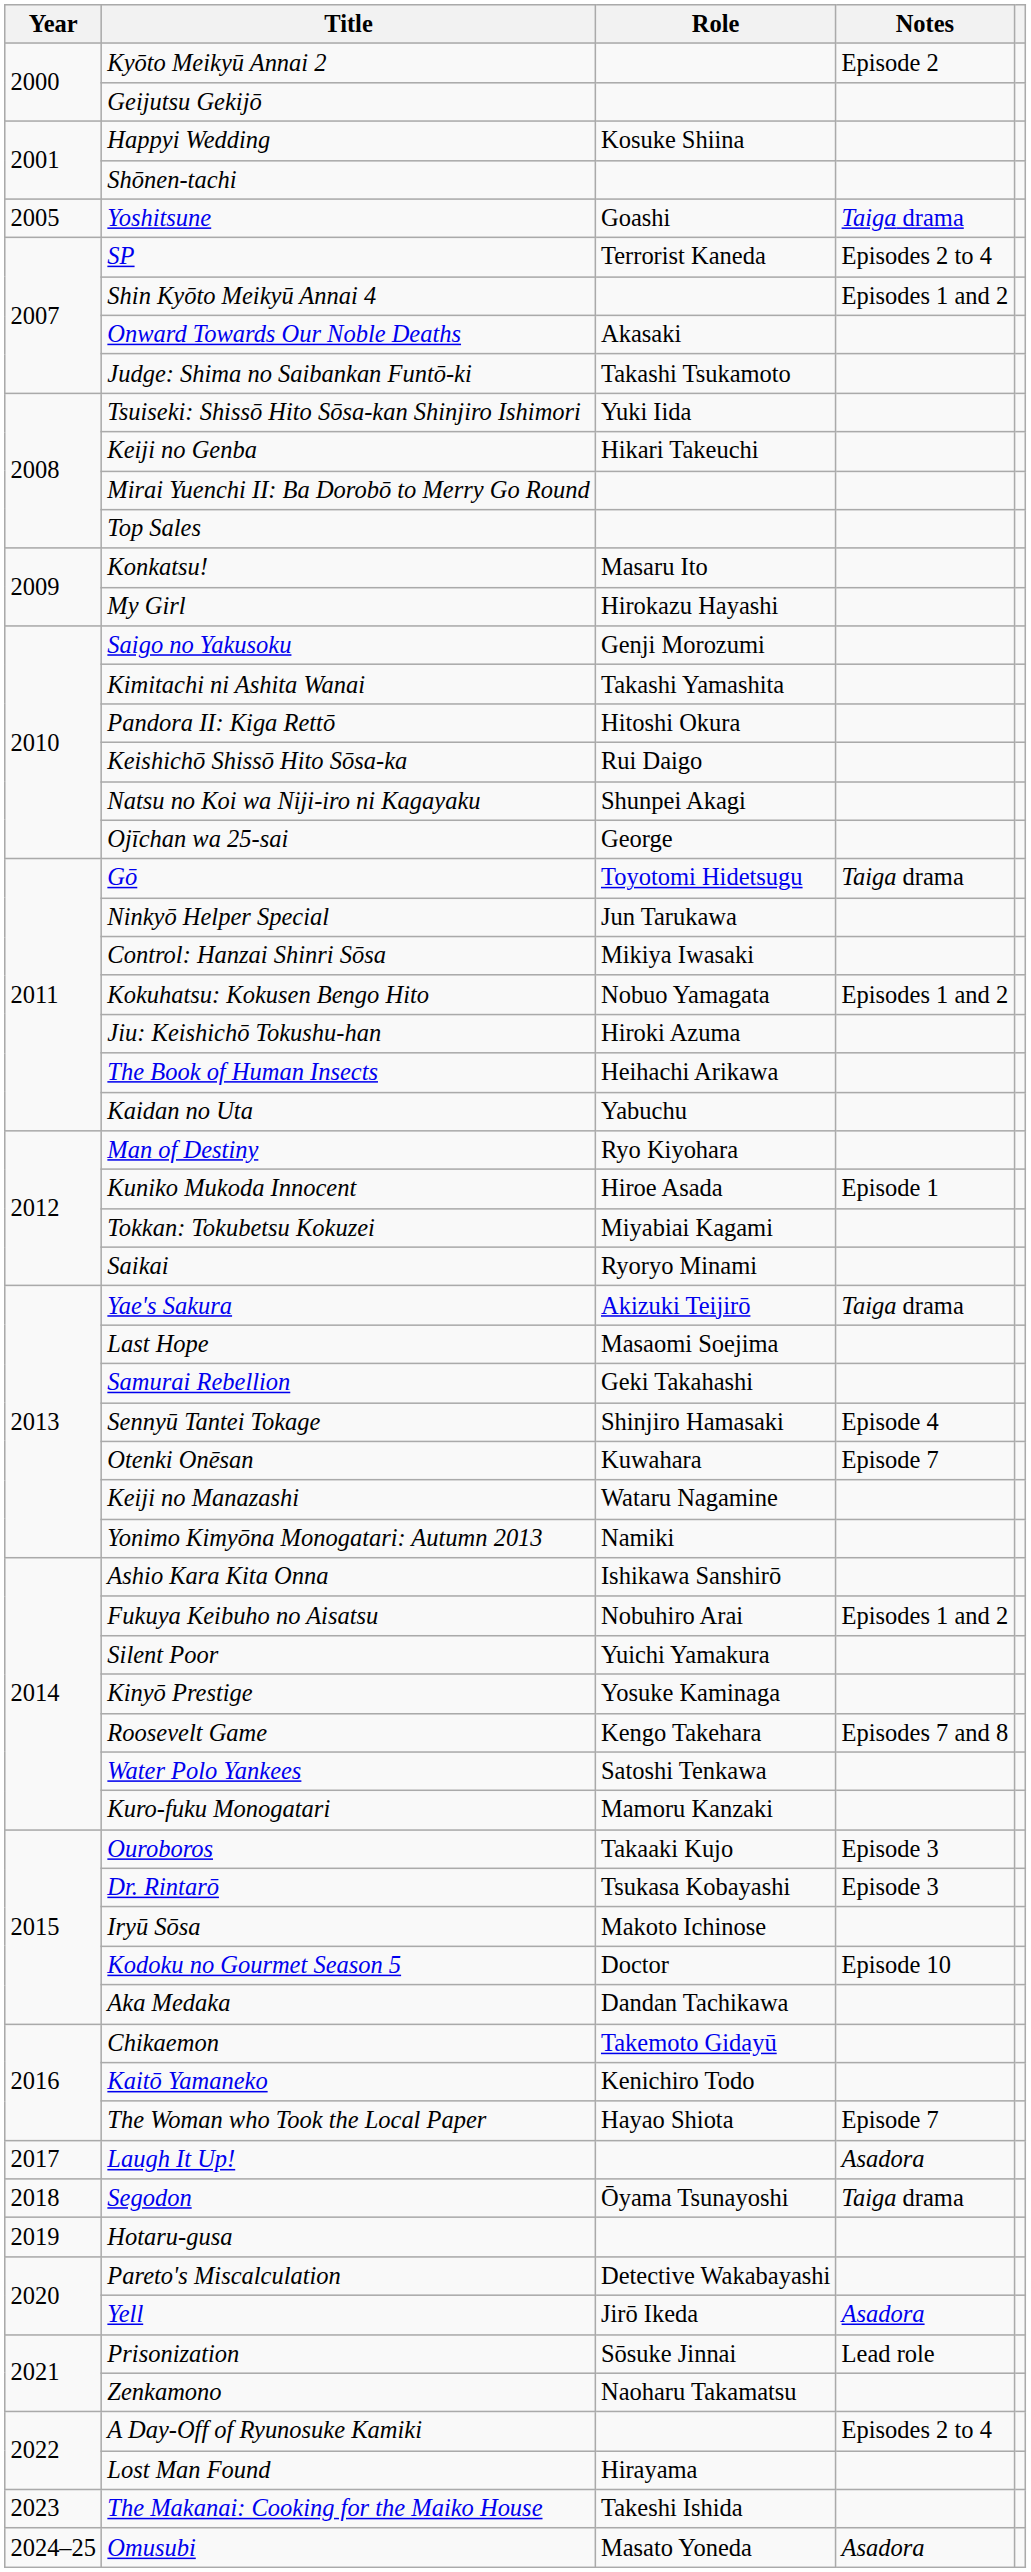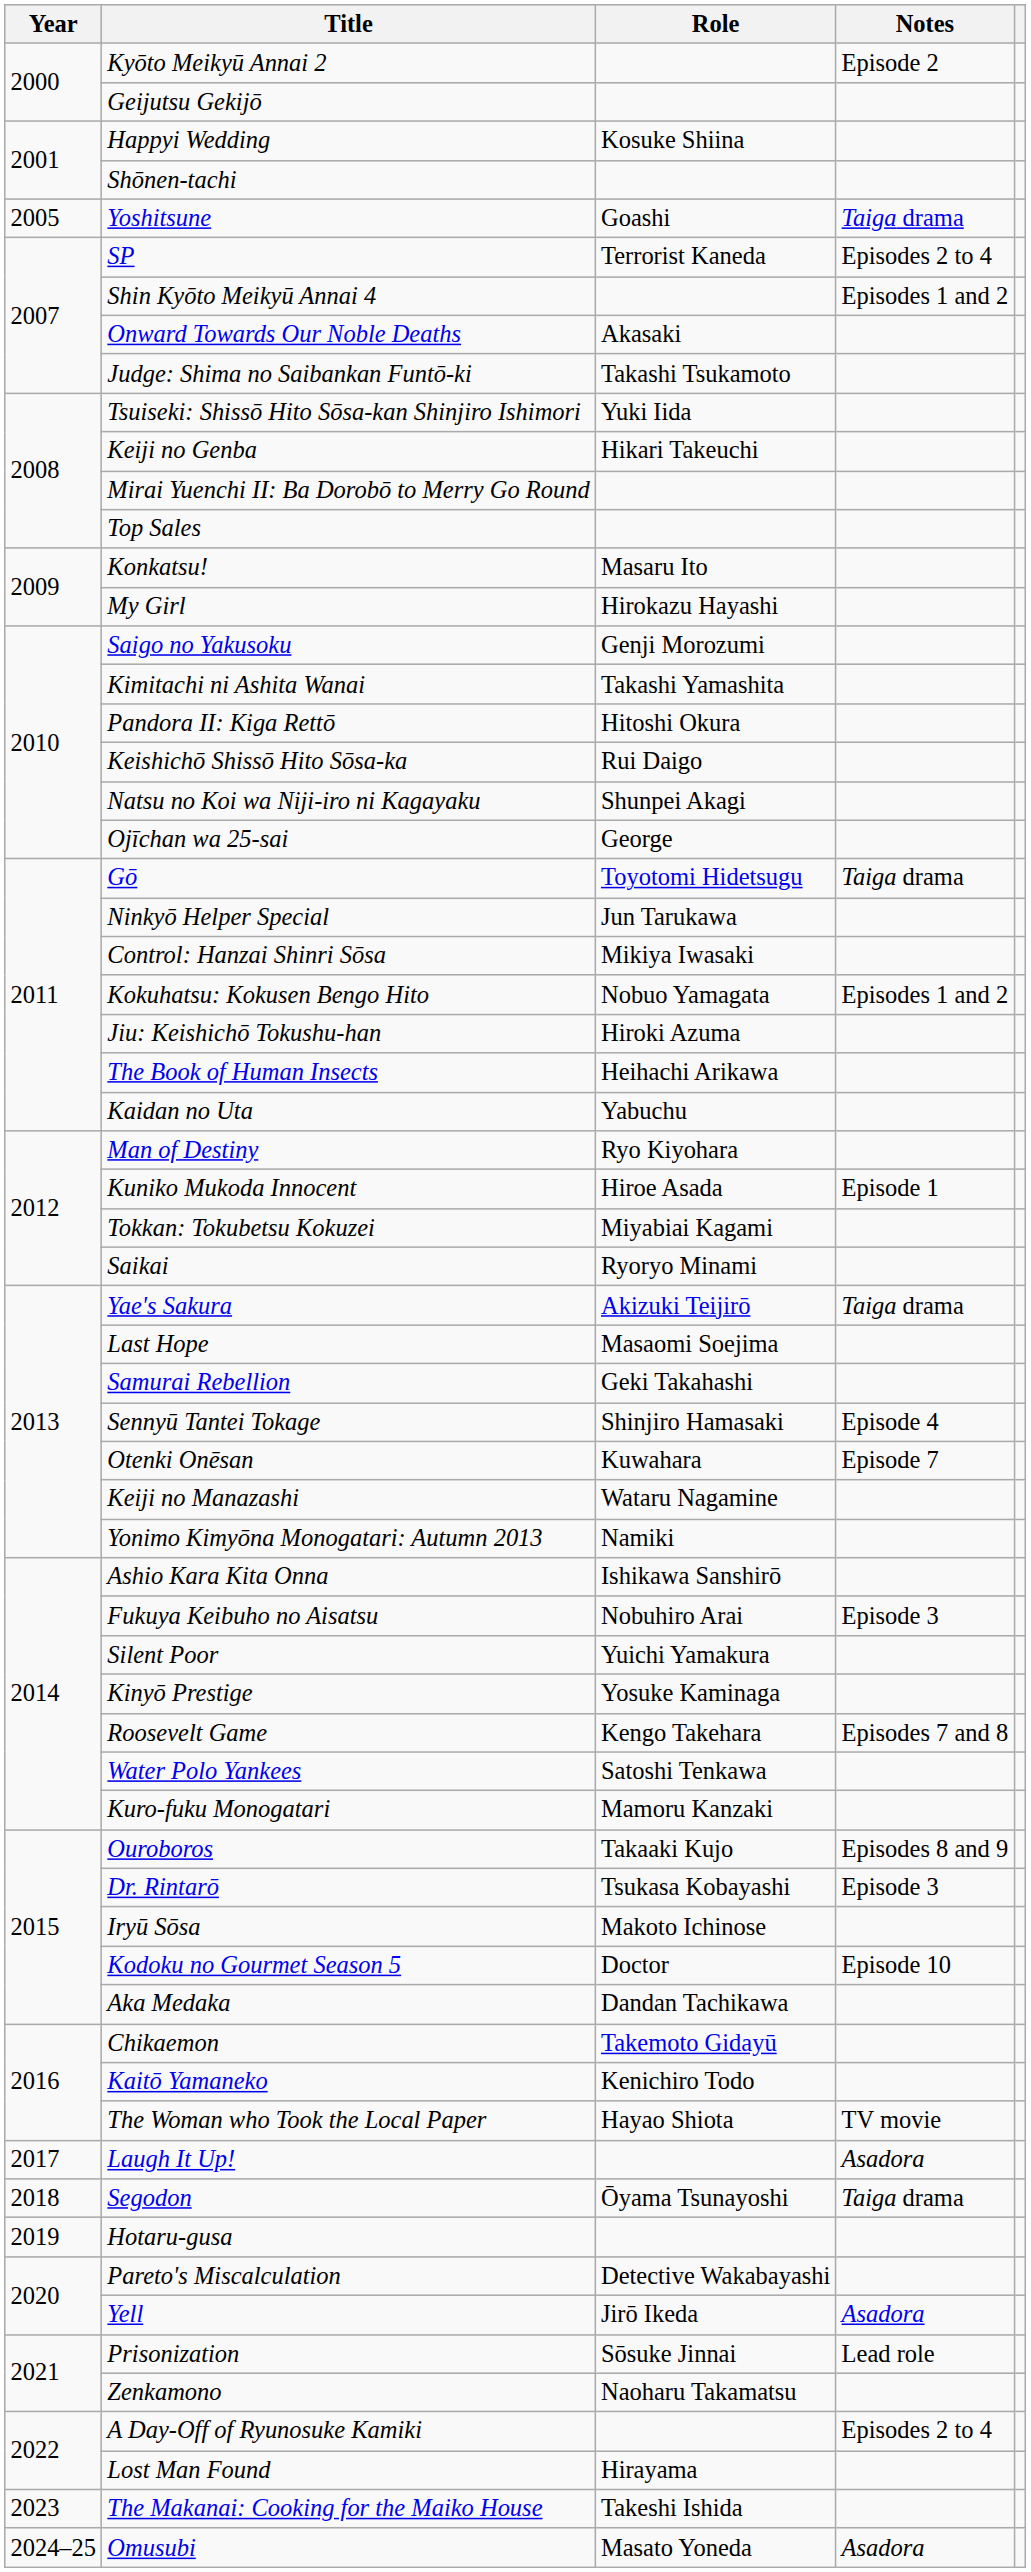(925, 1615) Episodes 1 and 2 -> (890, 1615) Episode 3
(890, 1848) Episode 3 -> (925, 1848) Episodes 8 and 9
(890, 2120) Episode 7 -> (891, 2120) TV movie
